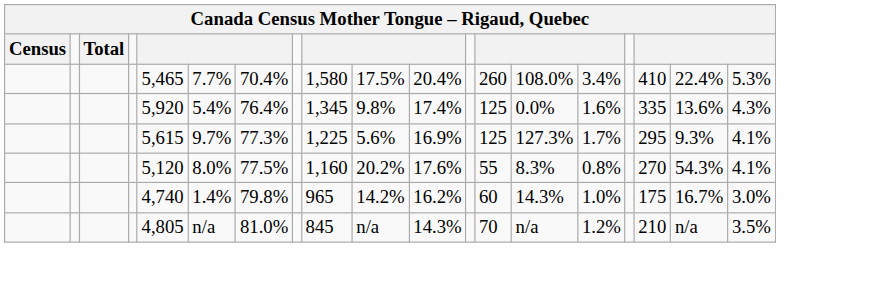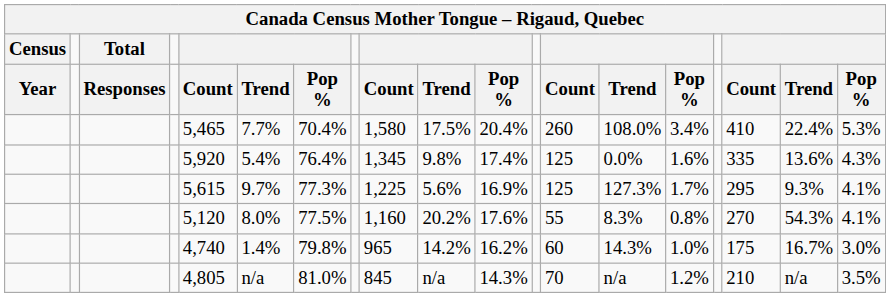+ row: (38, 89)
